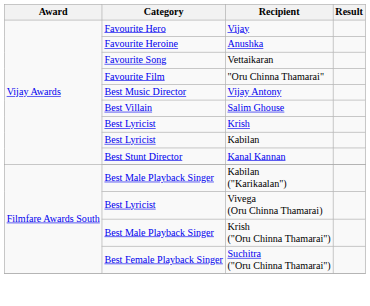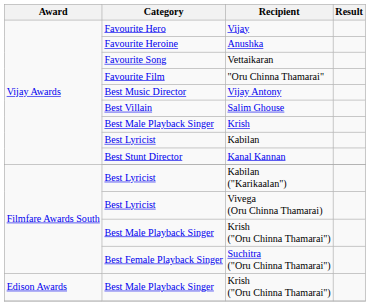(130, 124) Best Lyricist -> (159, 124) Best Male Playback Singer
(159, 178) Best Male Playback Singer -> (130, 178) Best Lyricist
+ row: (37, 287)
